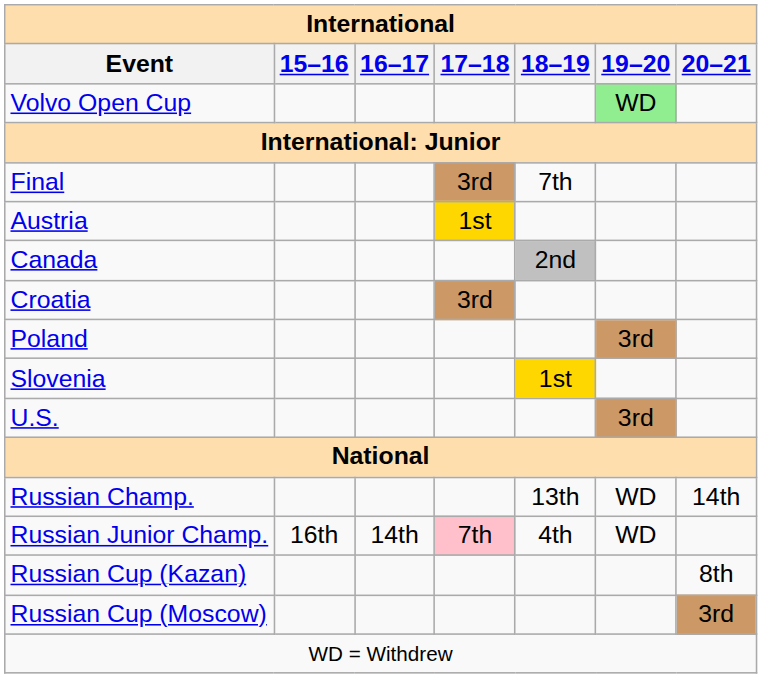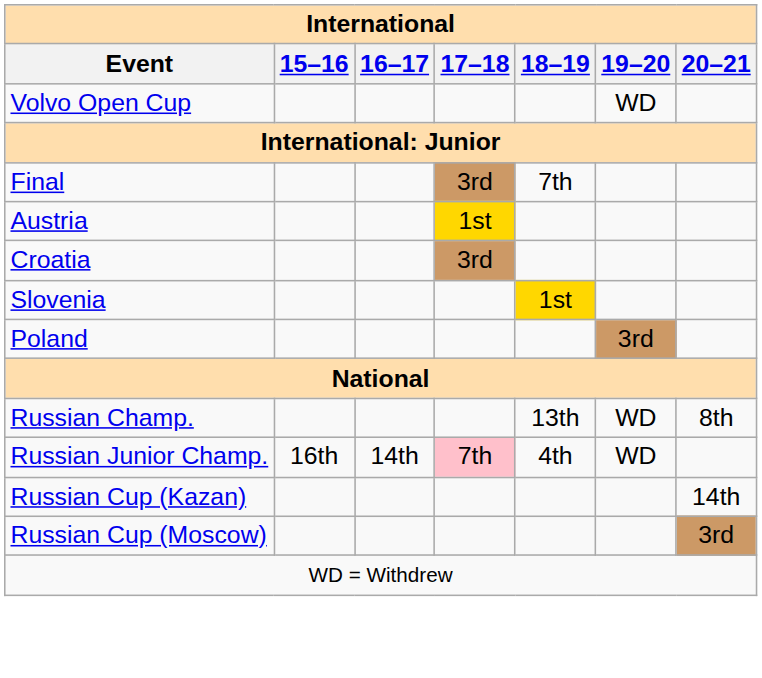(636, 102) lightgreen background -> (636, 102) no background
- row: (54, 260)
rows swapped: (49, 338) <-> (58, 378)
- row: (35, 417)
(716, 496) 14th -> (716, 417) 8th
(716, 574) 8th -> (716, 496) 14th
